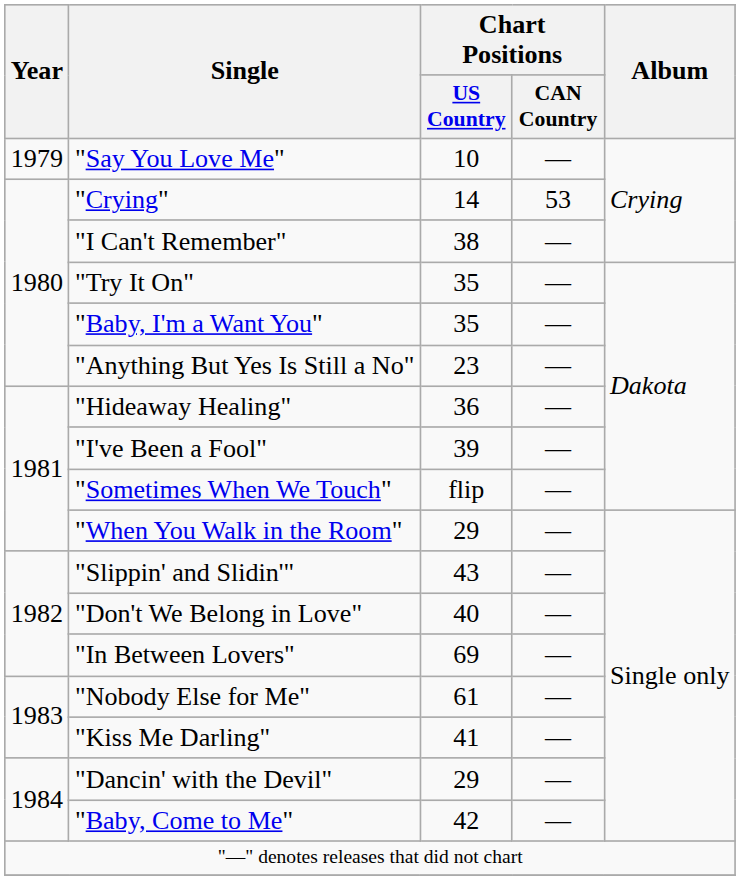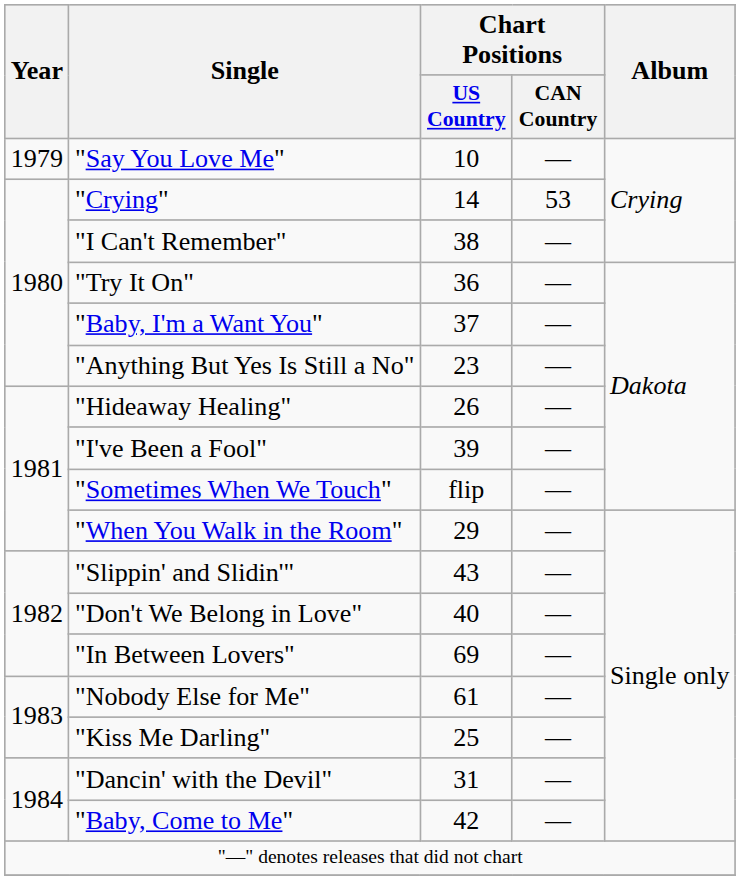(466, 282) 35 -> (466, 282) 36
(466, 323) 35 -> (466, 323) 37
(466, 406) 36 -> (466, 406) 26
(466, 737) 41 -> (466, 737) 25
(466, 778) 29 -> (466, 778) 31
